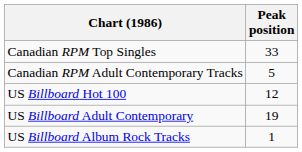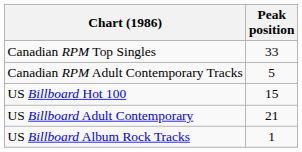(272, 94) 12 -> (272, 94) 15
(272, 115) 19 -> (272, 115) 21
